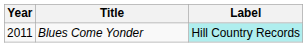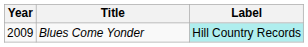(20, 32) 2011 -> (20, 32) 2009
